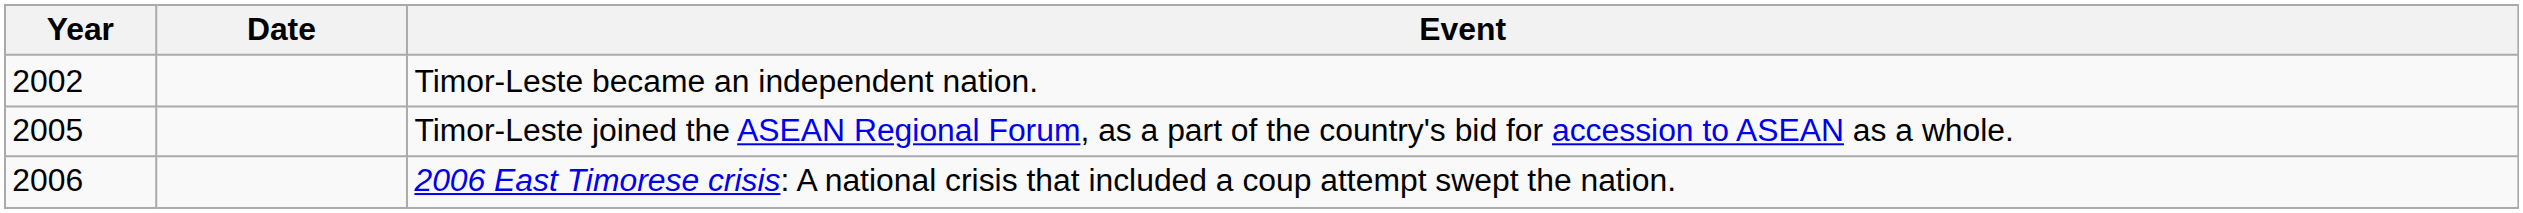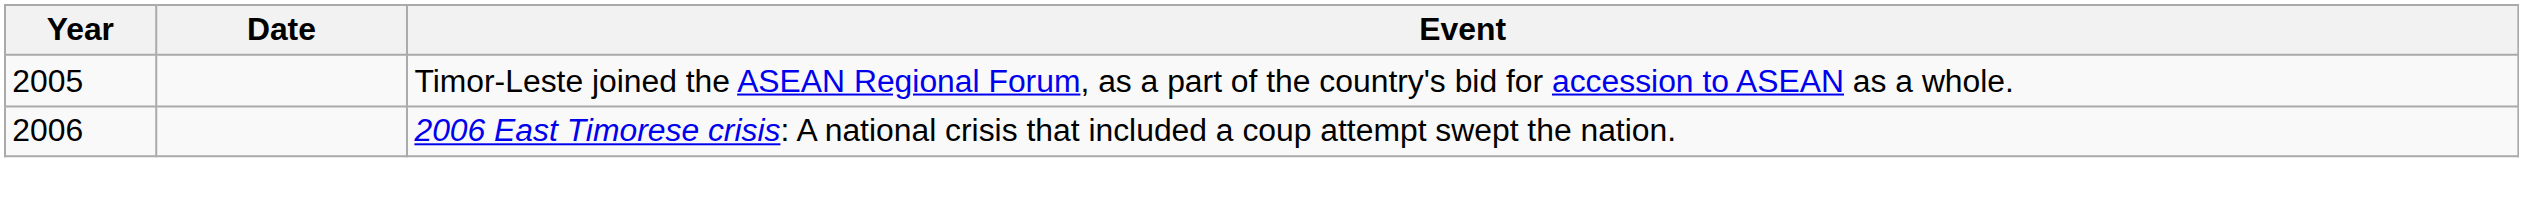- row: (726, 80)
